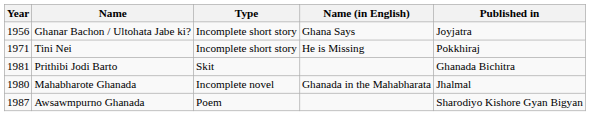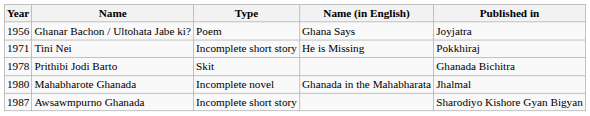(246, 31) Incomplete short story -> (209, 31) Poem
(18, 66) 1981 -> (18, 66) 1978
(209, 102) Poem -> (246, 102) Incomplete short story
